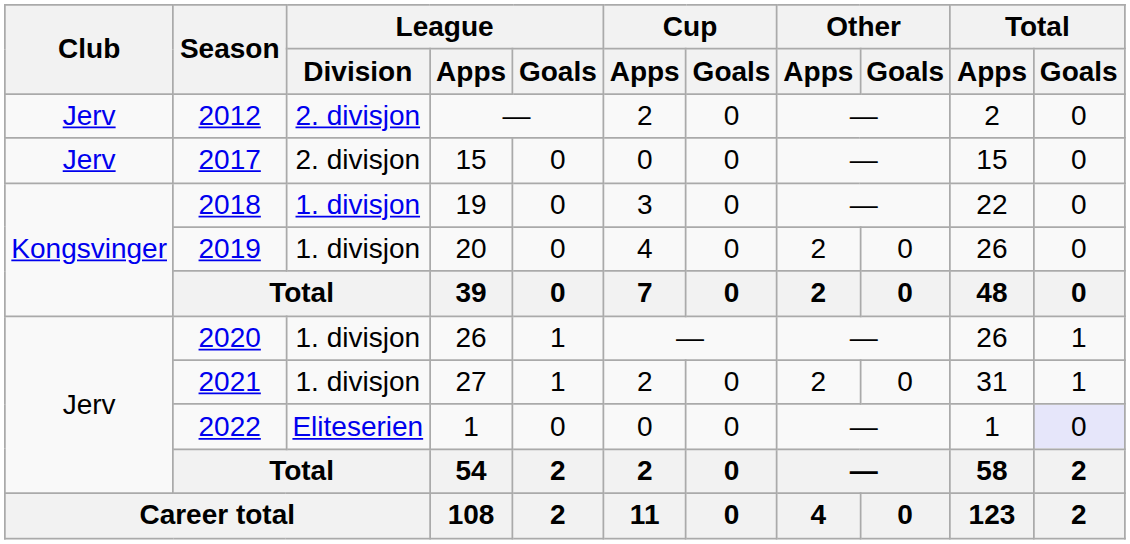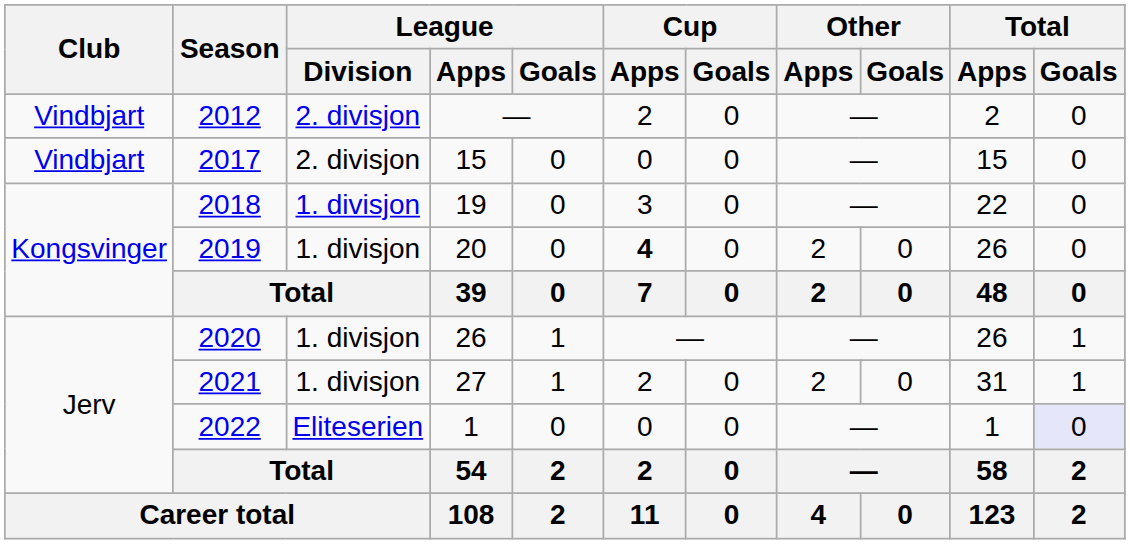(89, 115) Jerv -> (89, 115) Vindbjart
(89, 159) Jerv -> (89, 159) Vindbjart
(645, 248) normal -> (645, 248) bold
